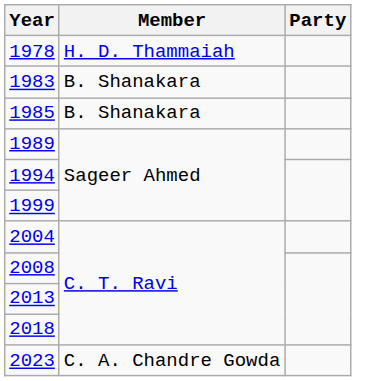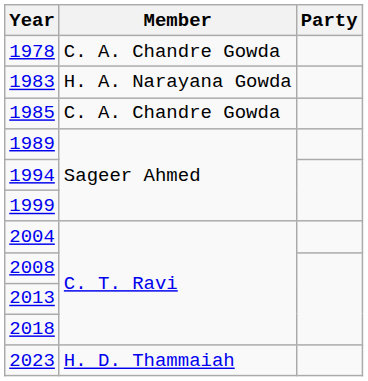(149, 51) H. D. Thammaiah -> (172, 51) C. A. Chandre Gowda
(132, 82) B. Shanakara -> (178, 82) H. A. Narayana Gowda
(132, 113) B. Shanakara -> (172, 113) C. A. Chandre Gowda
(172, 360) C. A. Chandre Gowda -> (149, 360) H. D. Thammaiah
